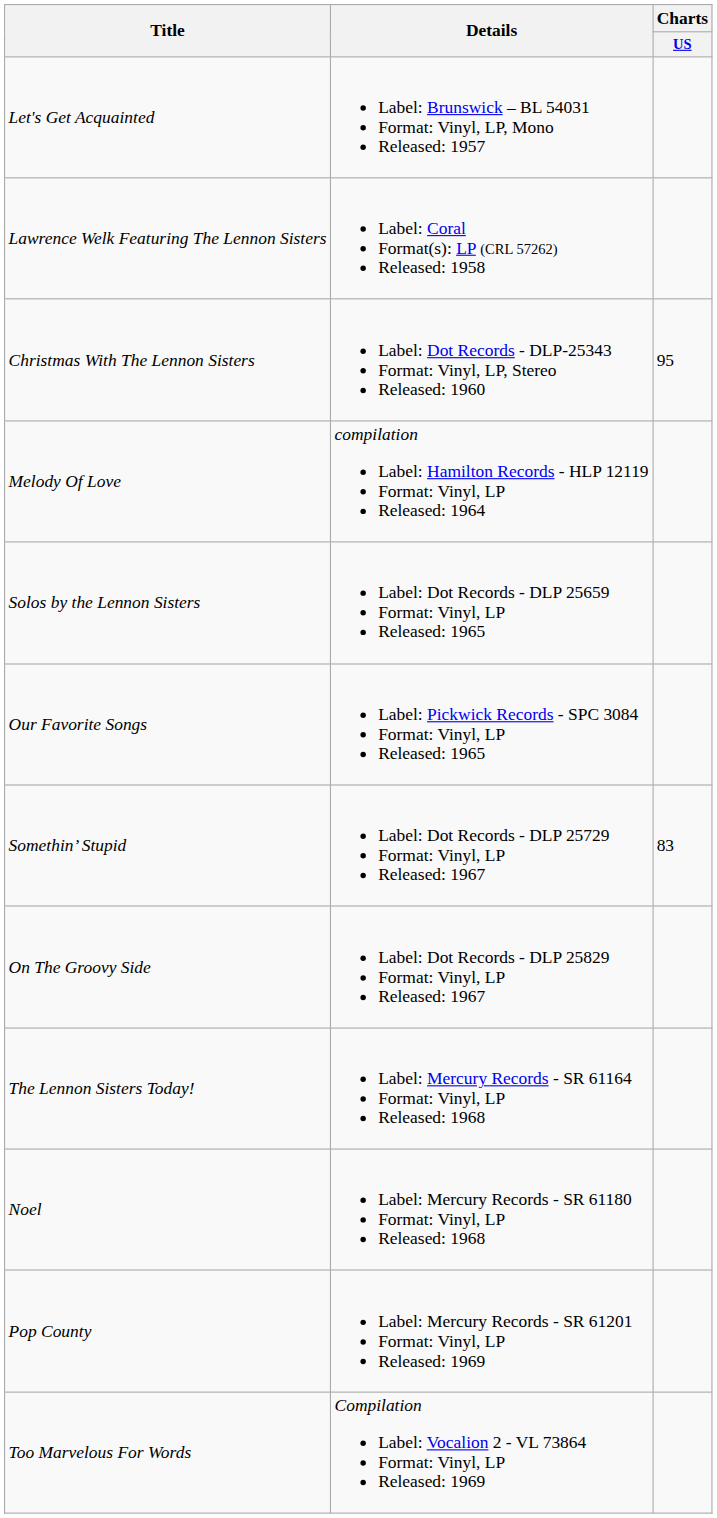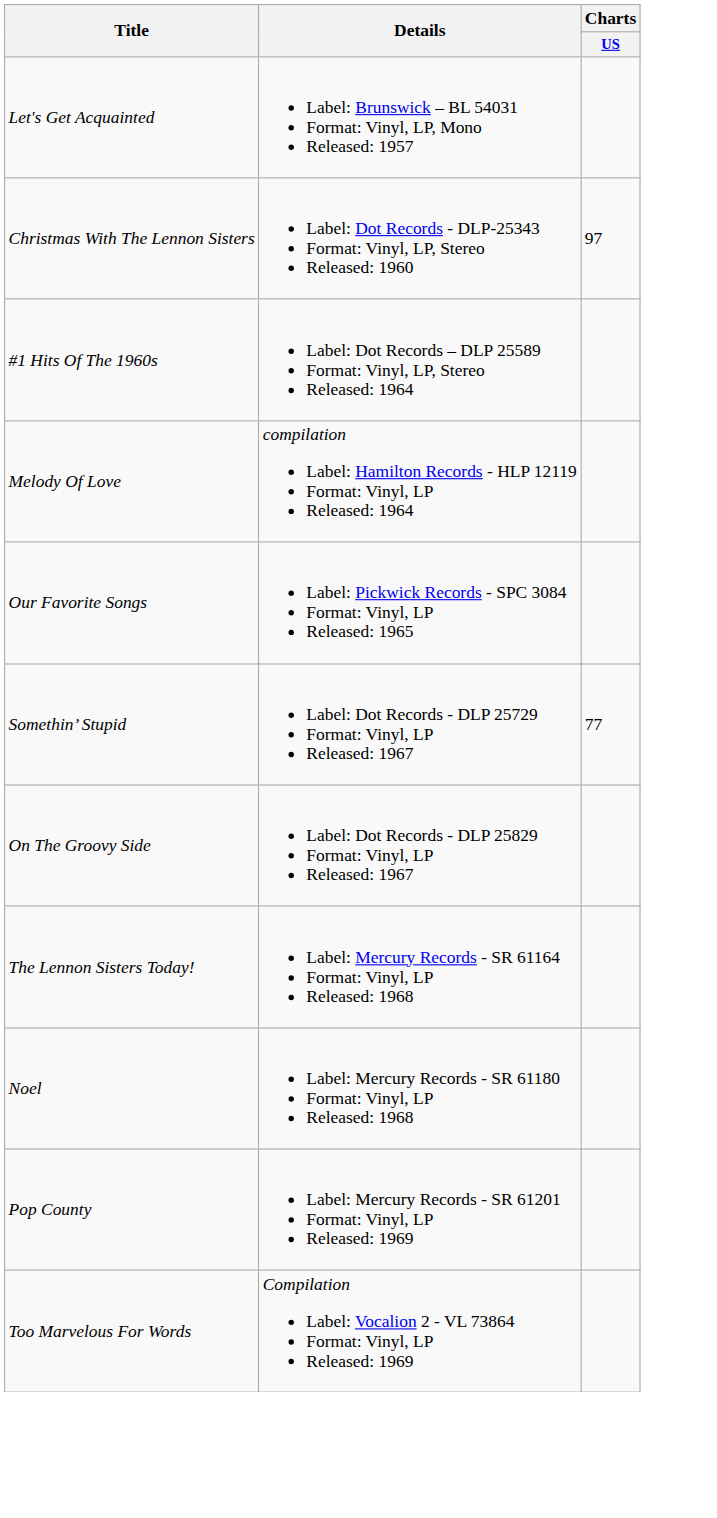- row: (168, 238)
(665, 359) 95 -> (594, 238) 97
+ row: (83, 359)
- row: (104, 602)
(665, 845) 83 -> (594, 724) 77
